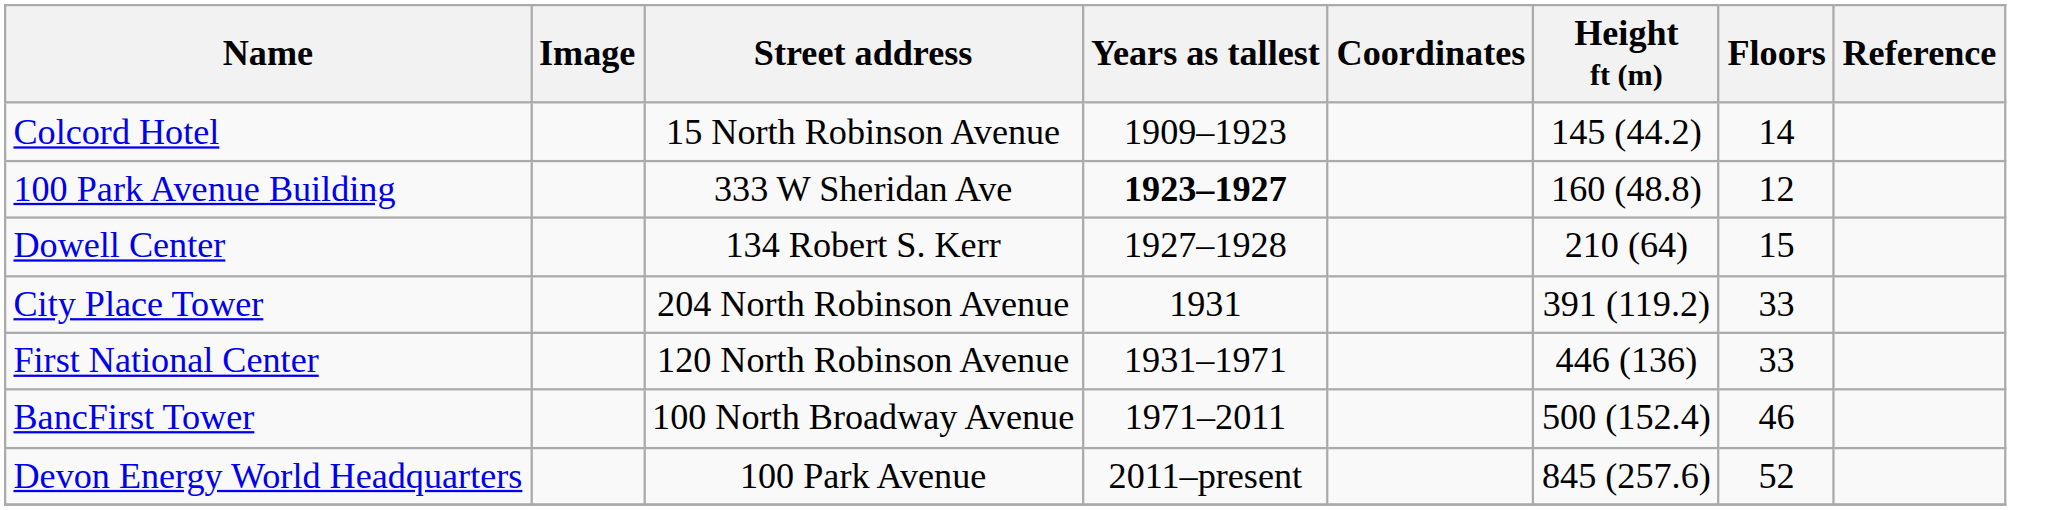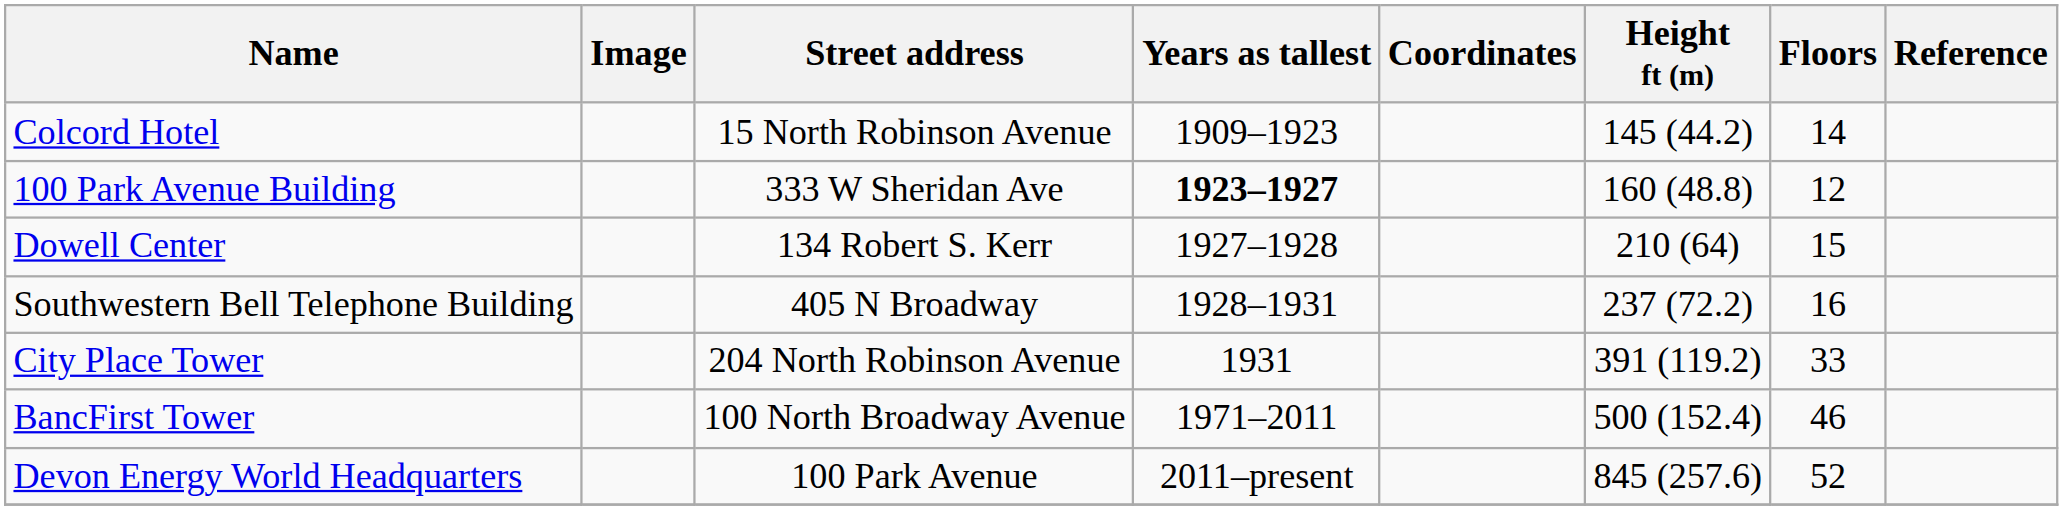+ row: (294, 303)
- row: (166, 360)
